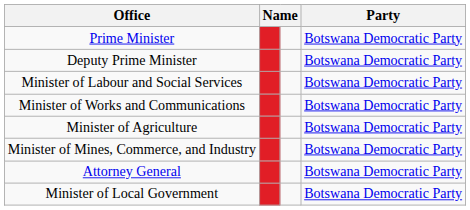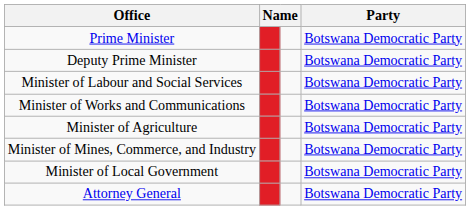rows swapped: (132, 194) <-> (132, 171)
